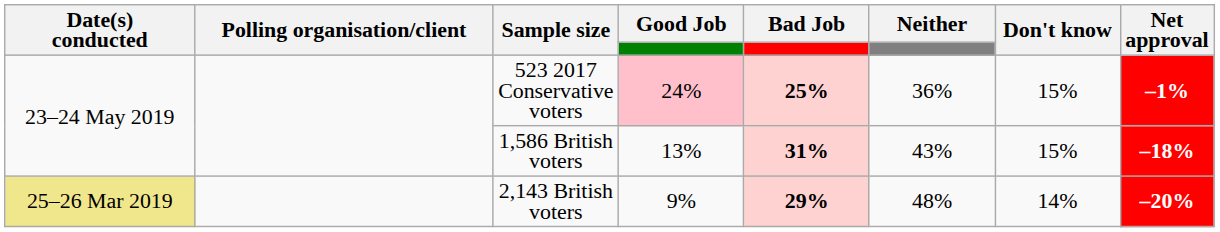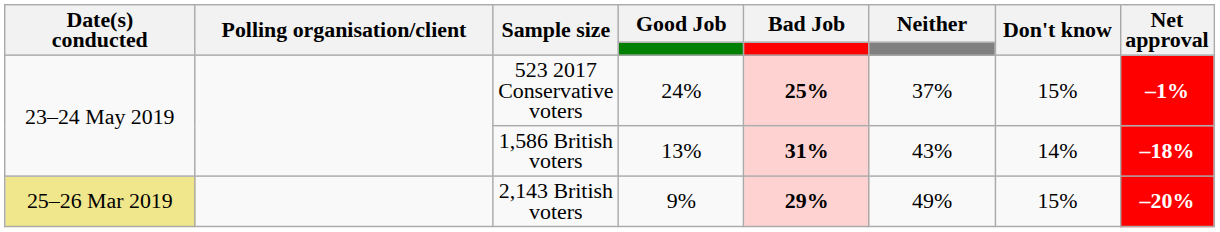(681, 90) pink background -> (681, 90) no background
(932, 90) 36% -> (932, 90) 37%
(1057, 151) 15% -> (1057, 151) 14%
(932, 201) 48% -> (932, 201) 49%
(1057, 201) 14% -> (1057, 201) 15%
